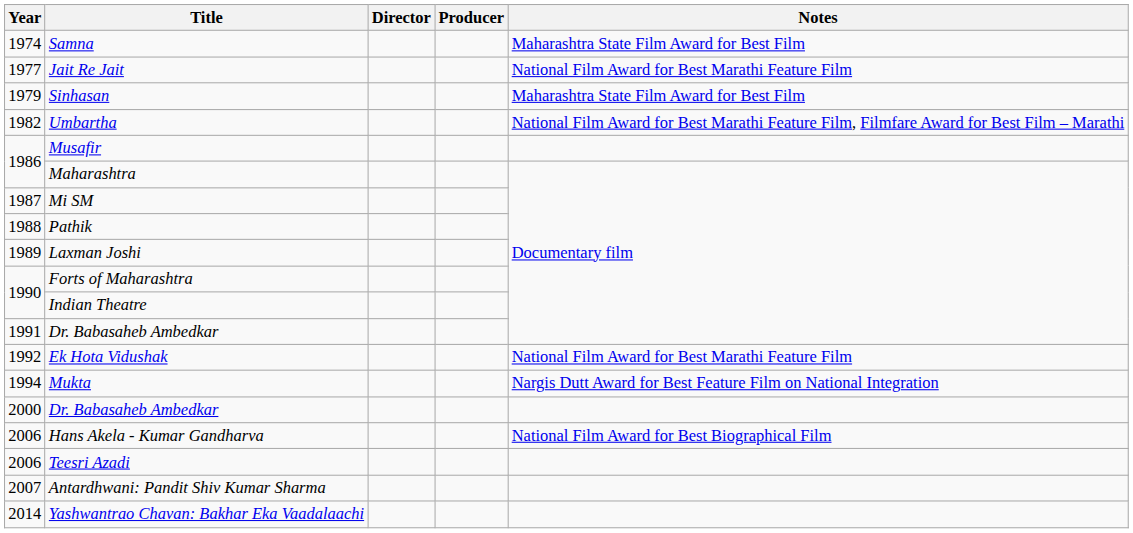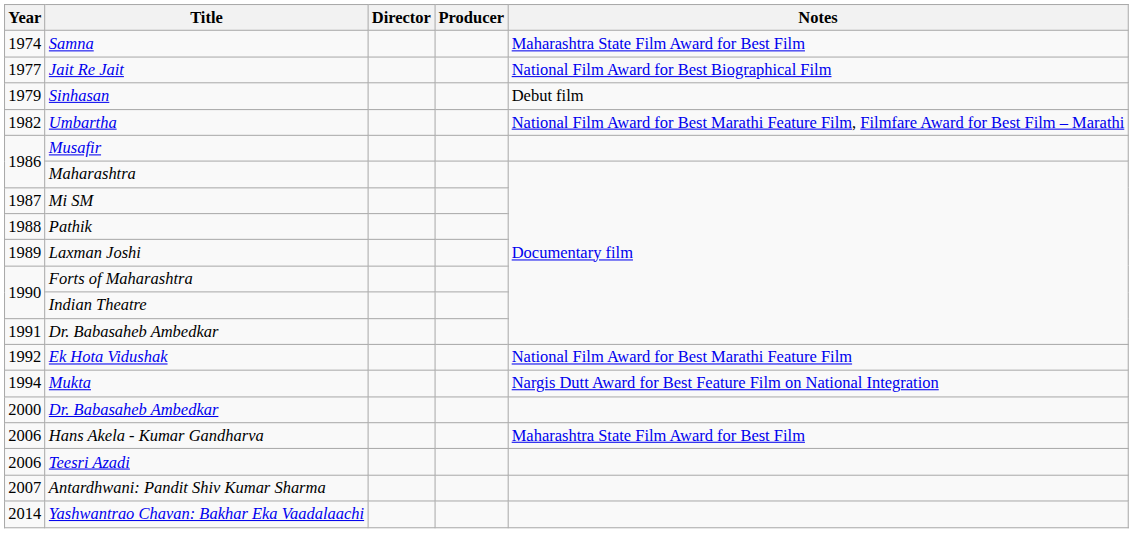(682, 69) National Film Award for Best Marathi Feature Film -> (672, 69) National Film Award for Best Biographical Film
(658, 95) Maharashtra State Film Award for Best Film -> (548, 95) Debut film
(672, 435) National Film Award for Best Biographical Film -> (658, 435) Maharashtra State Film Award for Best Film
